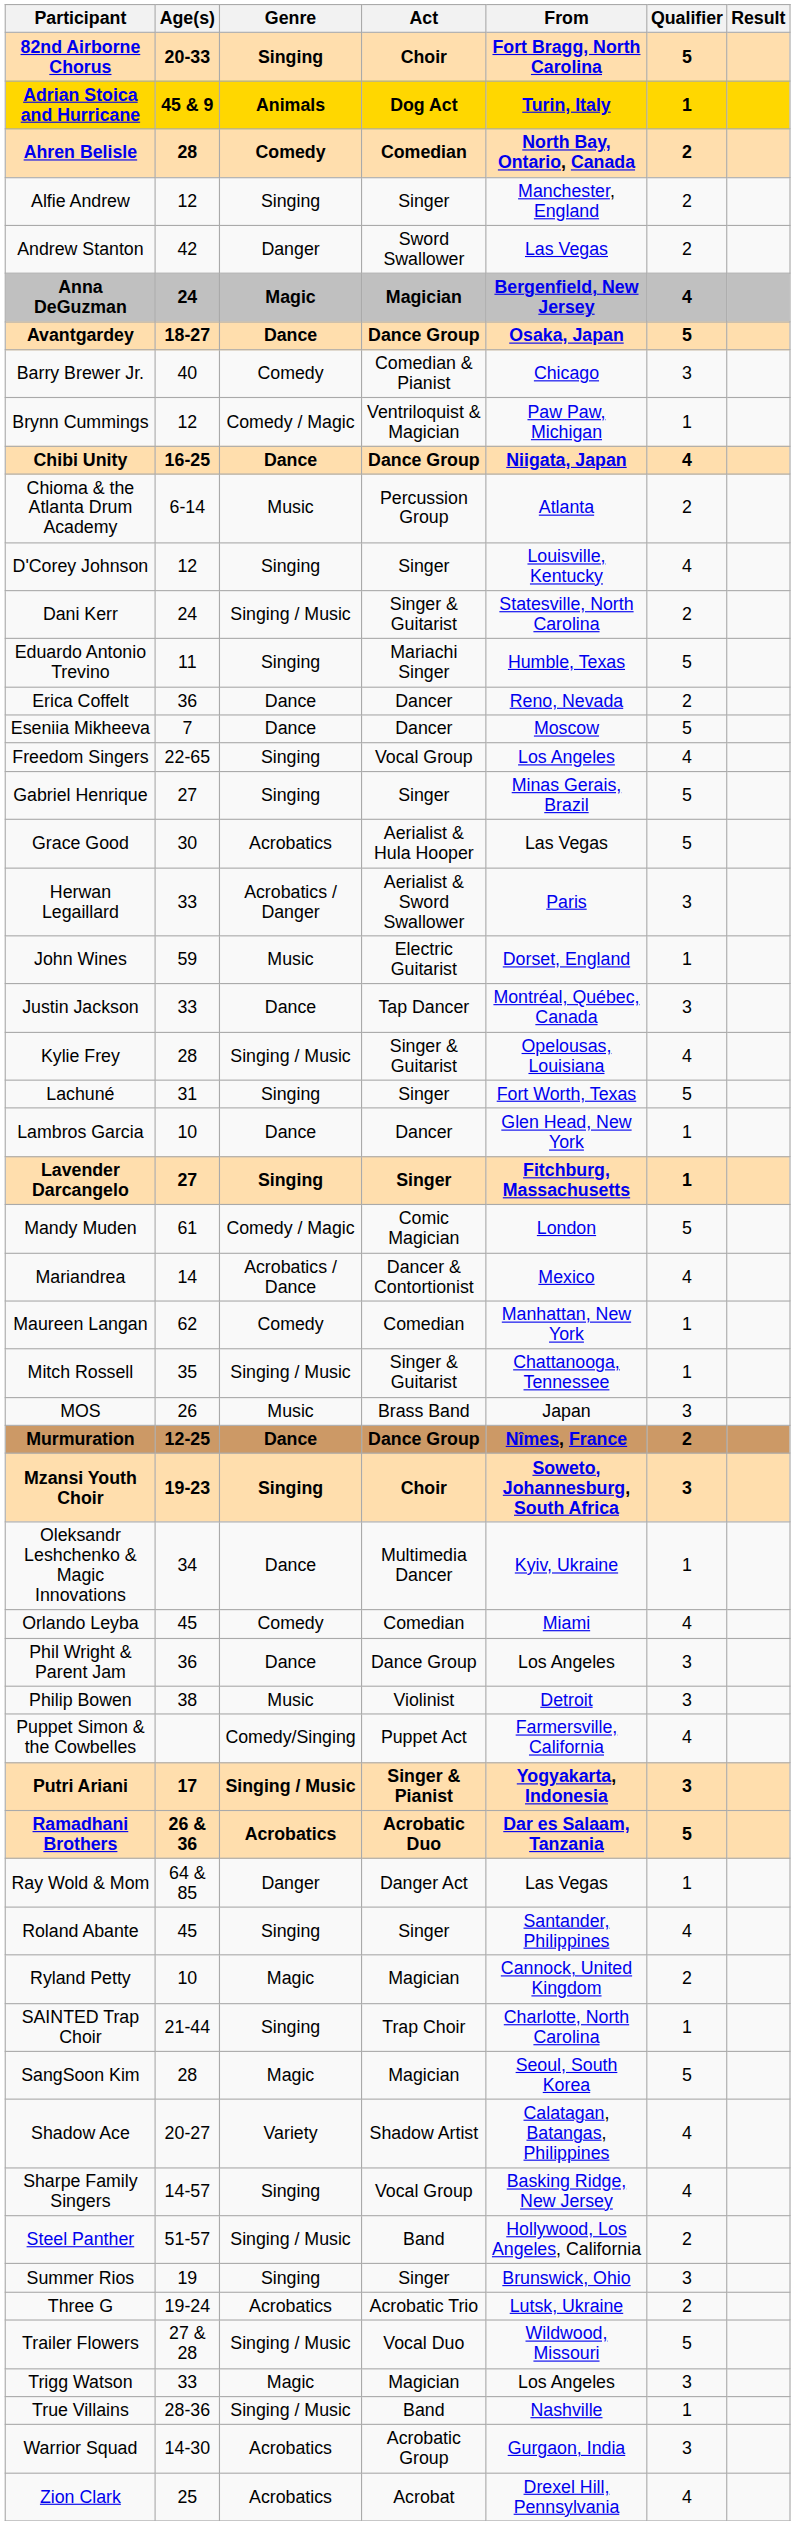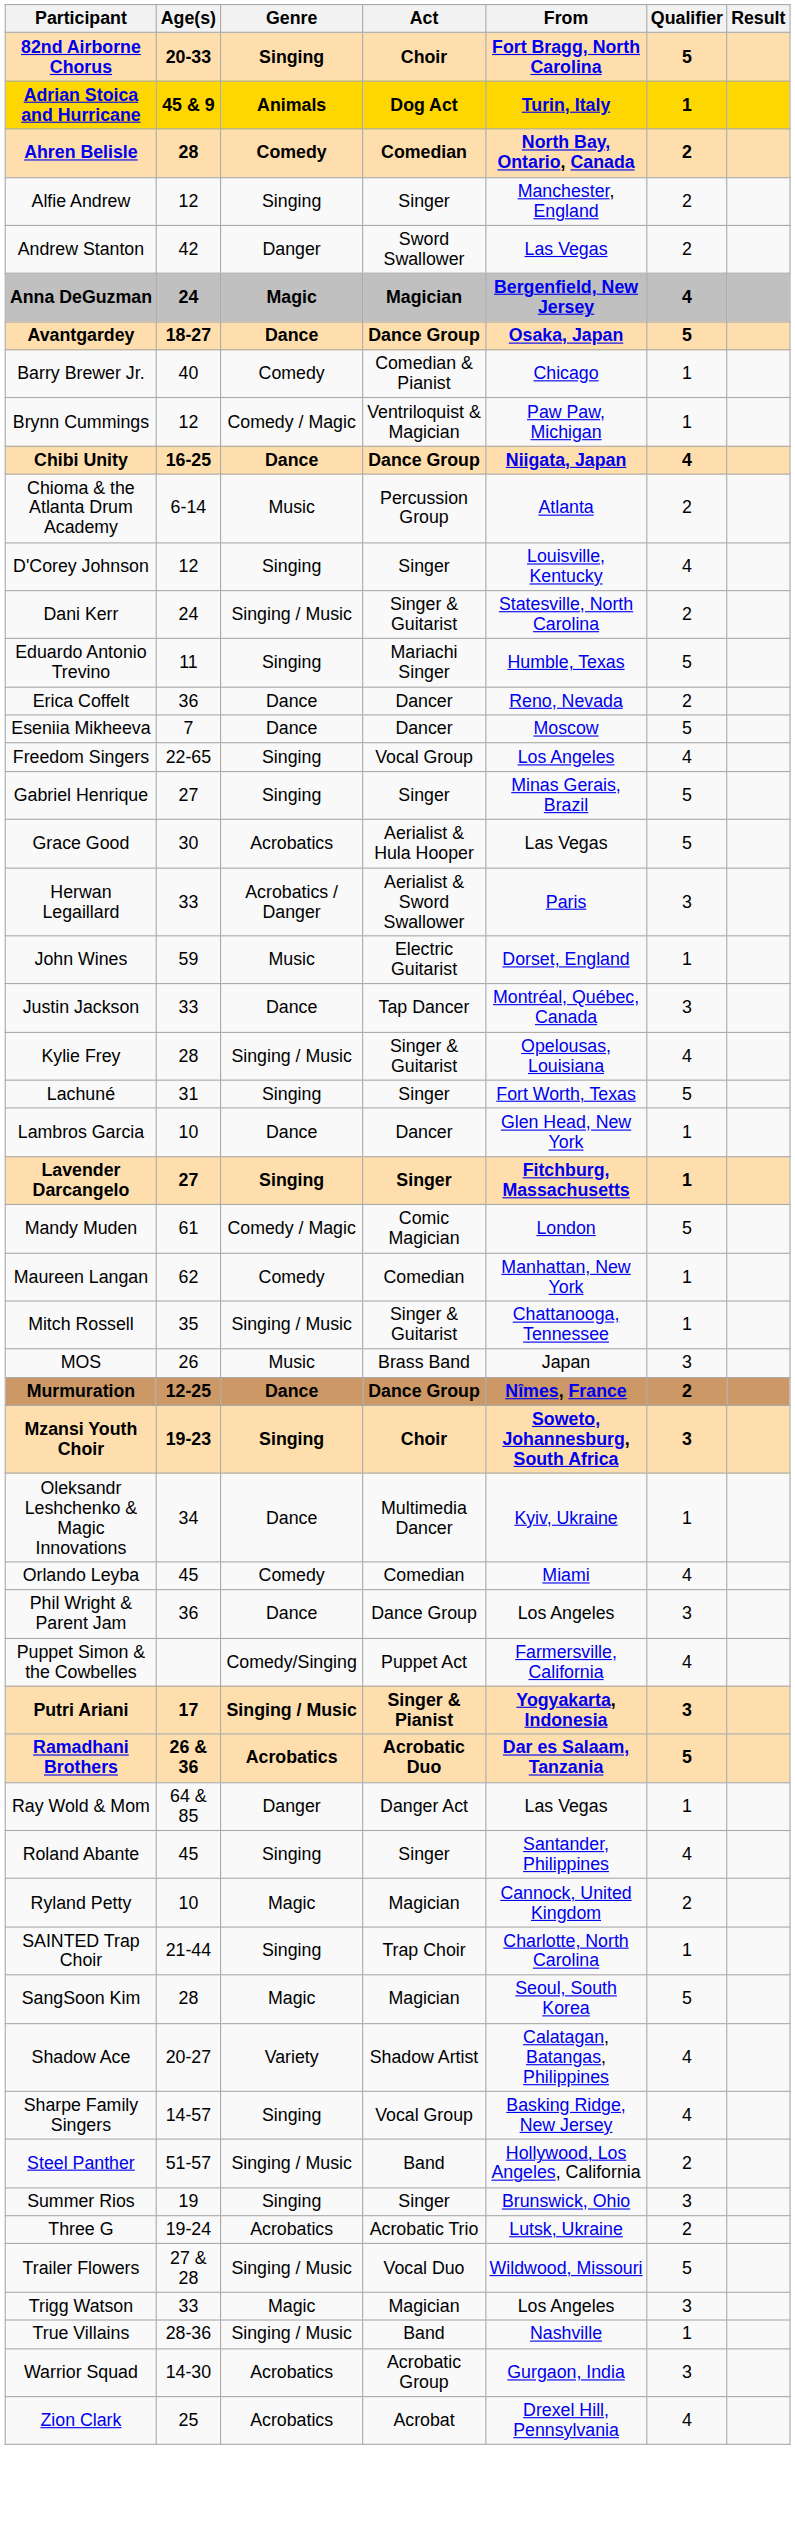(687, 373) 3 -> (687, 373) 1
- row: (80, 1276)
- row: (80, 1700)
